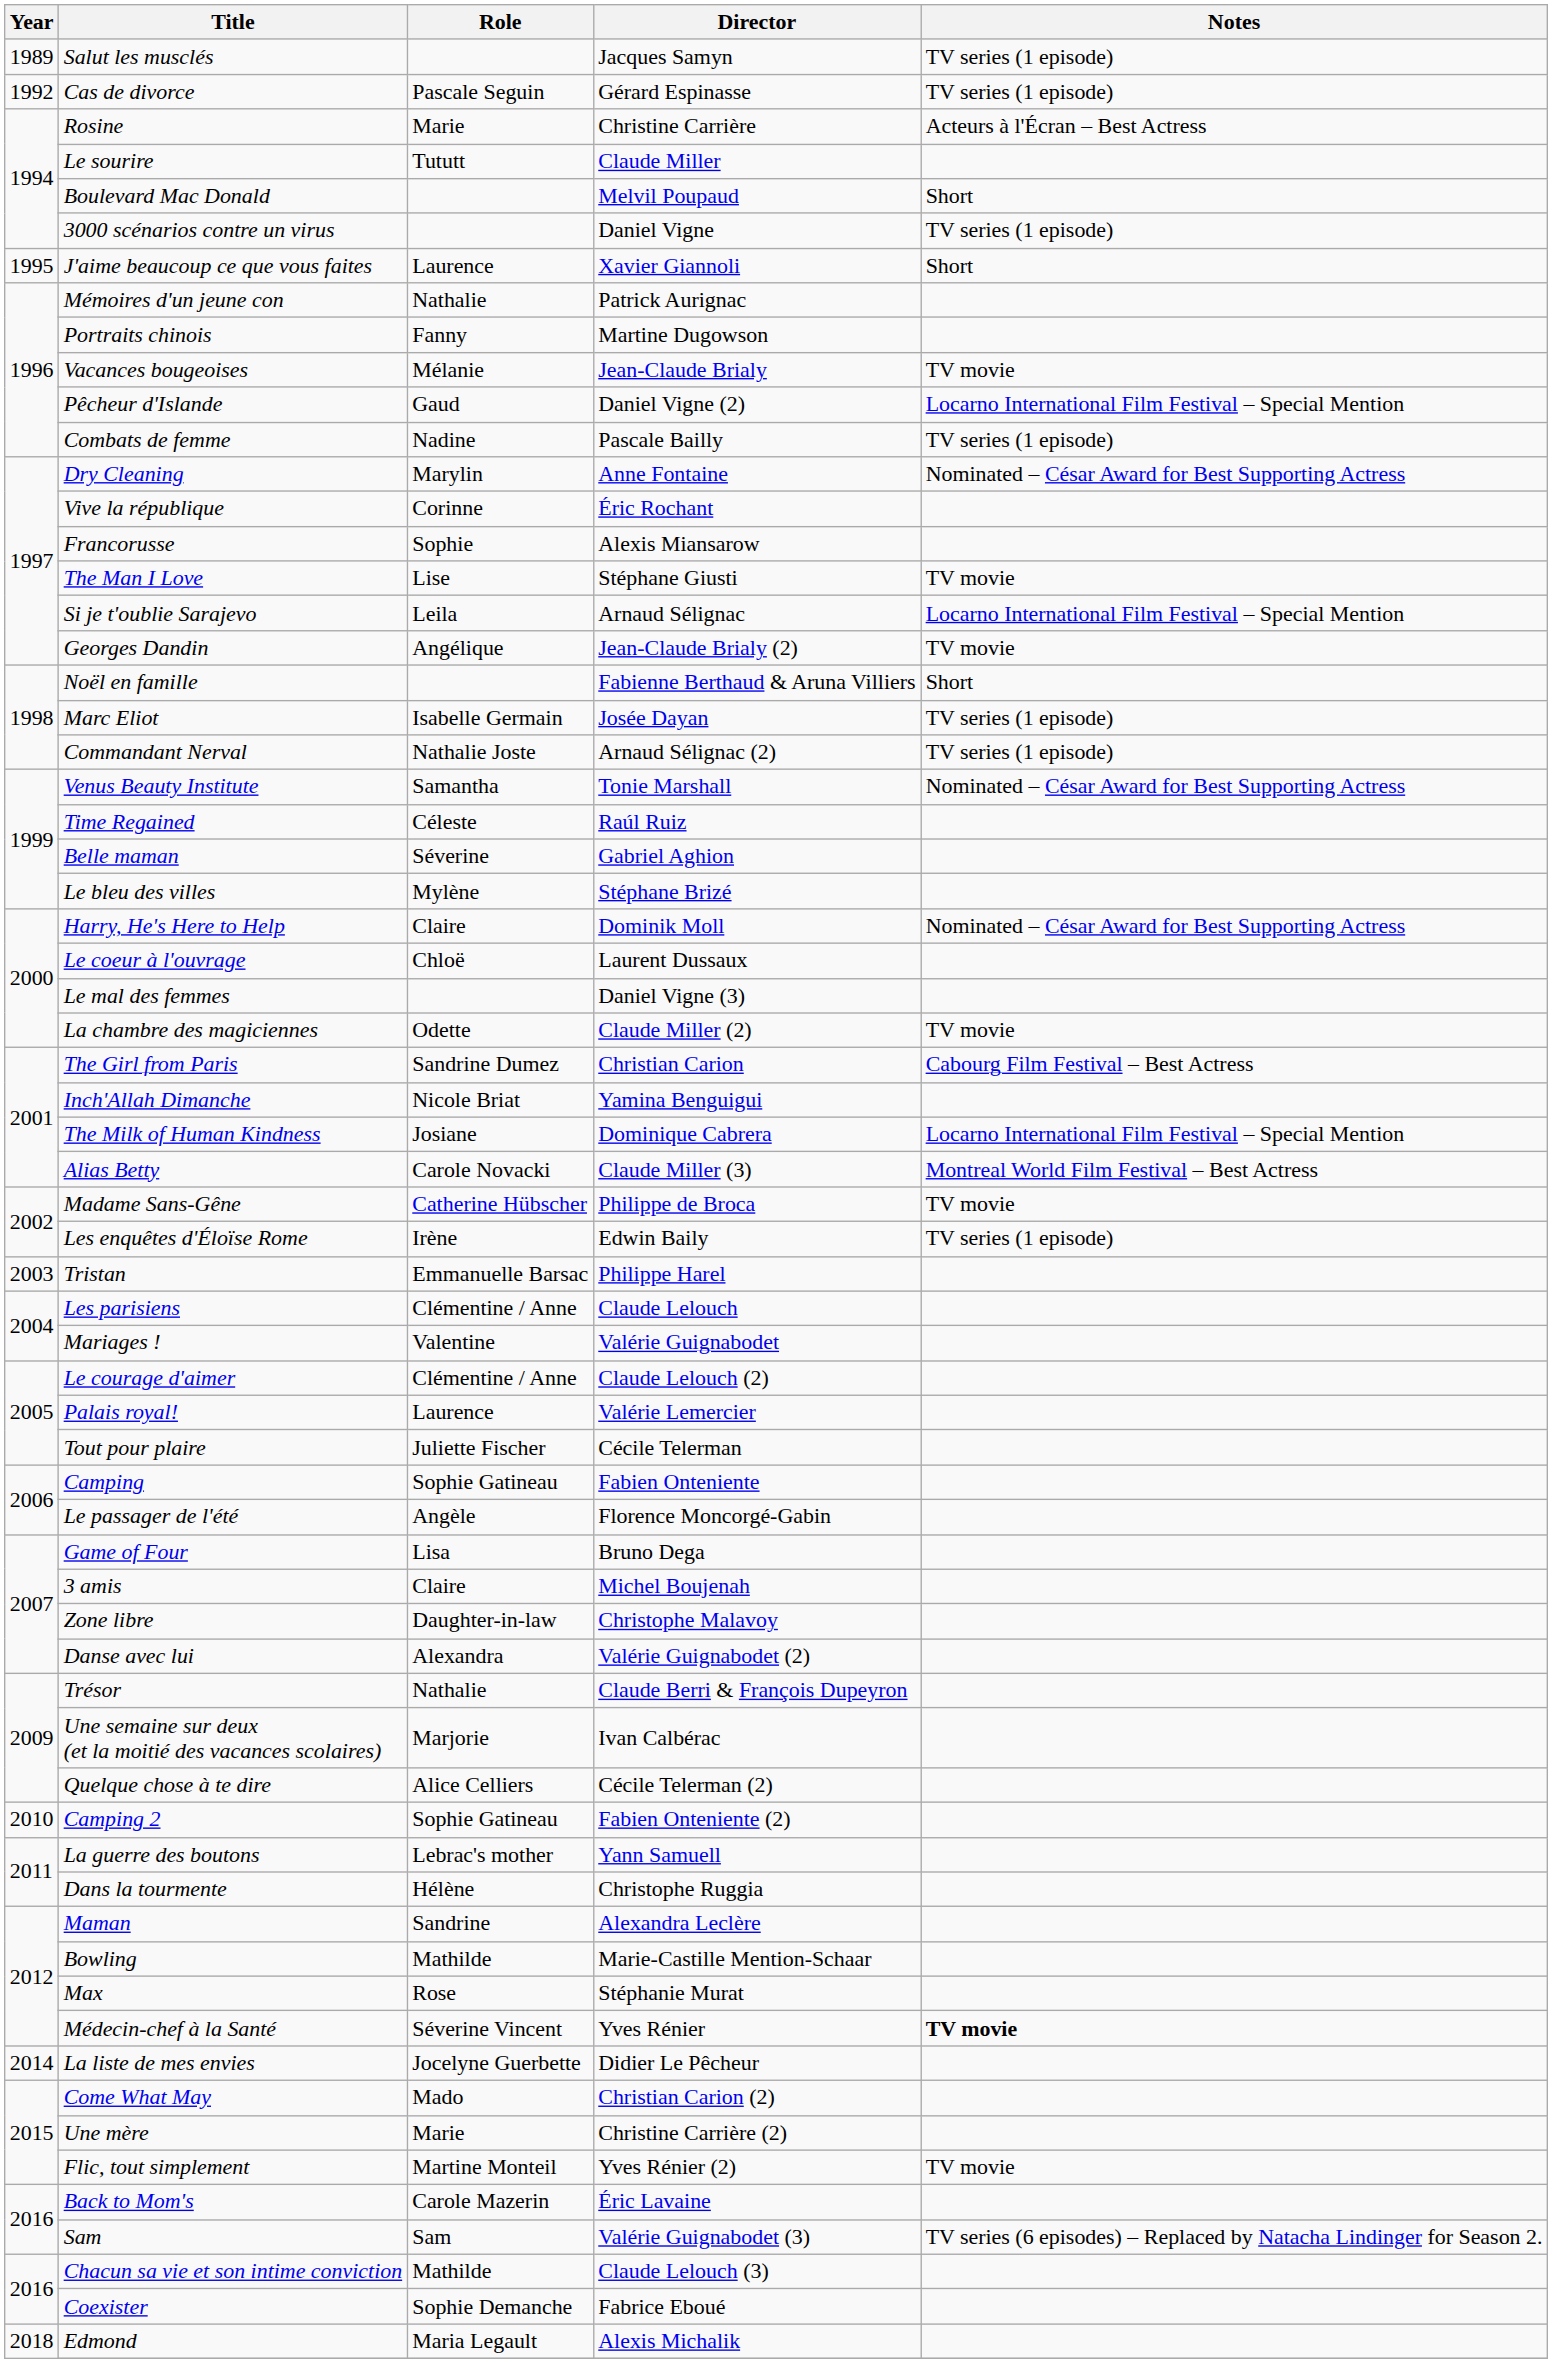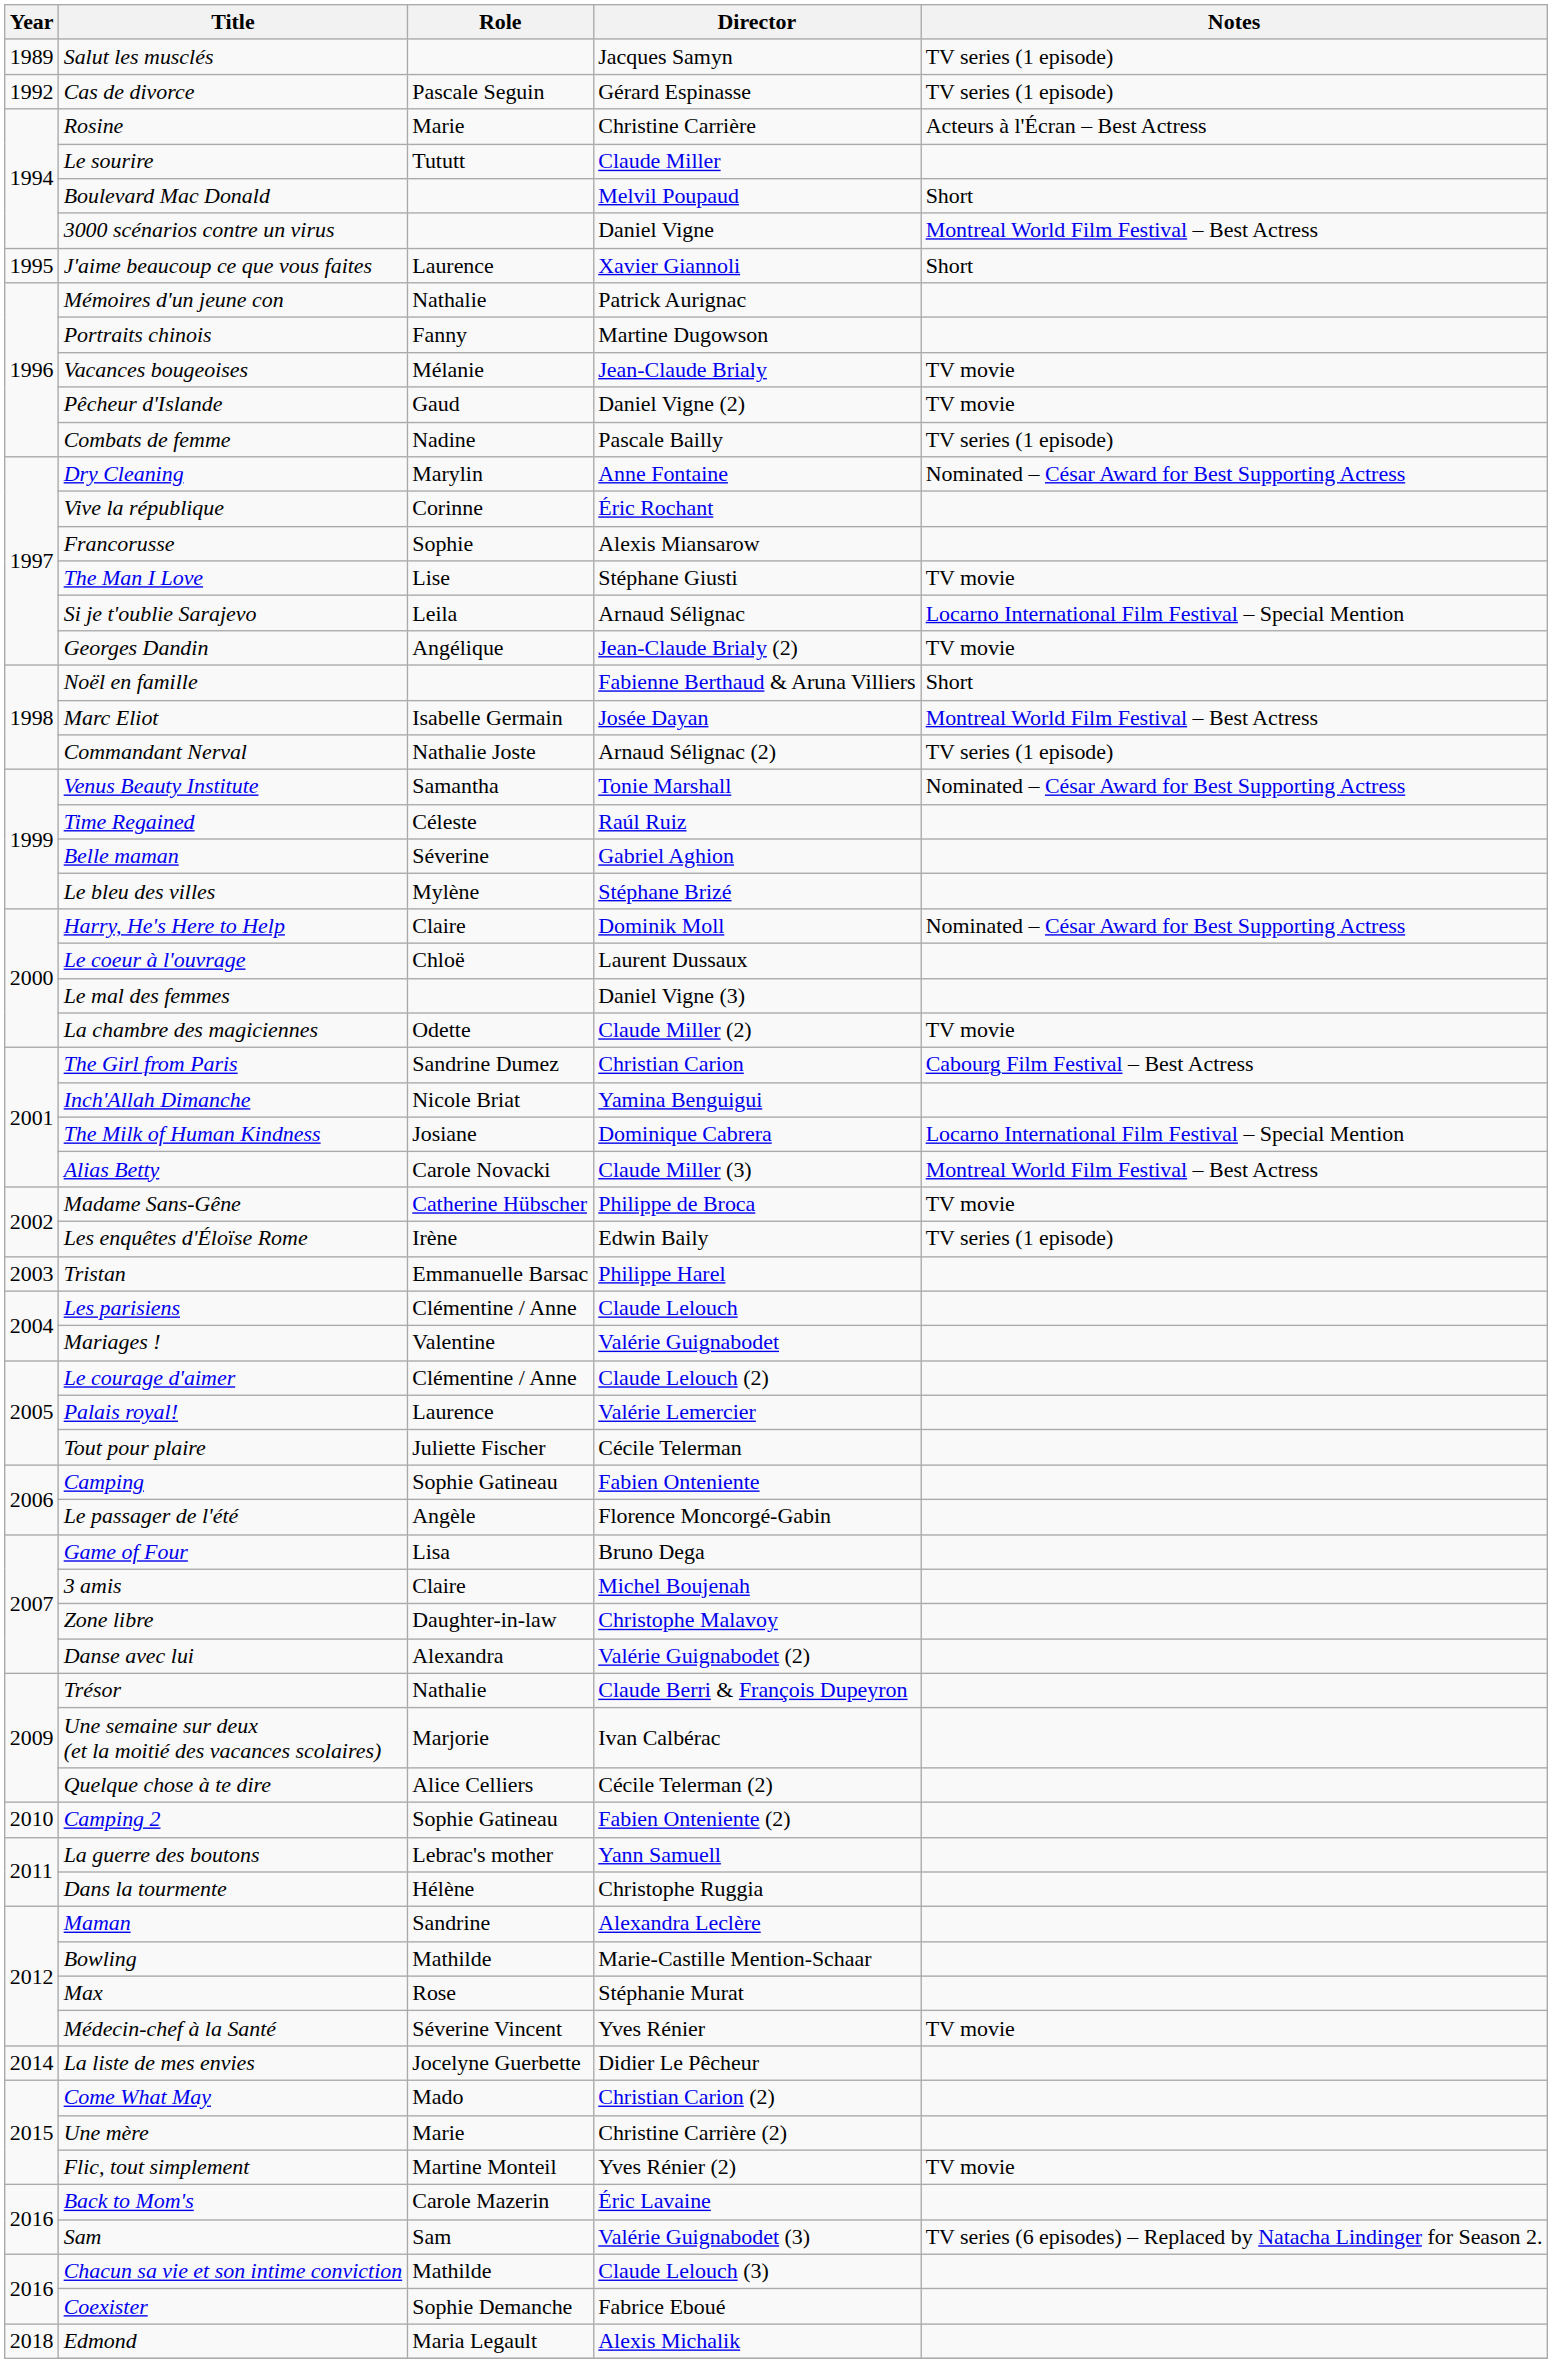(1019, 230) TV series (1 episode) -> (1122, 230) Montreal World Film Festival – Best Actress
(1165, 404) Locarno International Film Festival – Special Mention -> (970, 404) TV movie
(1019, 717) TV series (1 episode) -> (1122, 717) Montreal World Film Festival – Best Actress
(971, 2028) bold -> (970, 2028) normal
